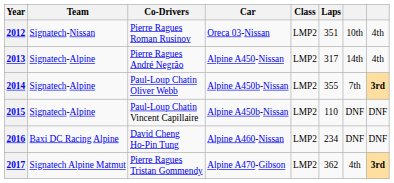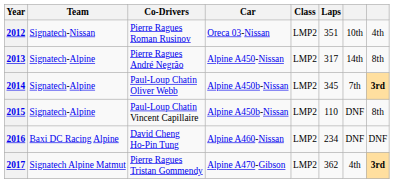(378, 60) 4th -> (378, 60) 8th
(331, 86) 355 -> (331, 86) 345
(378, 113) DNF -> (378, 113) 8th
